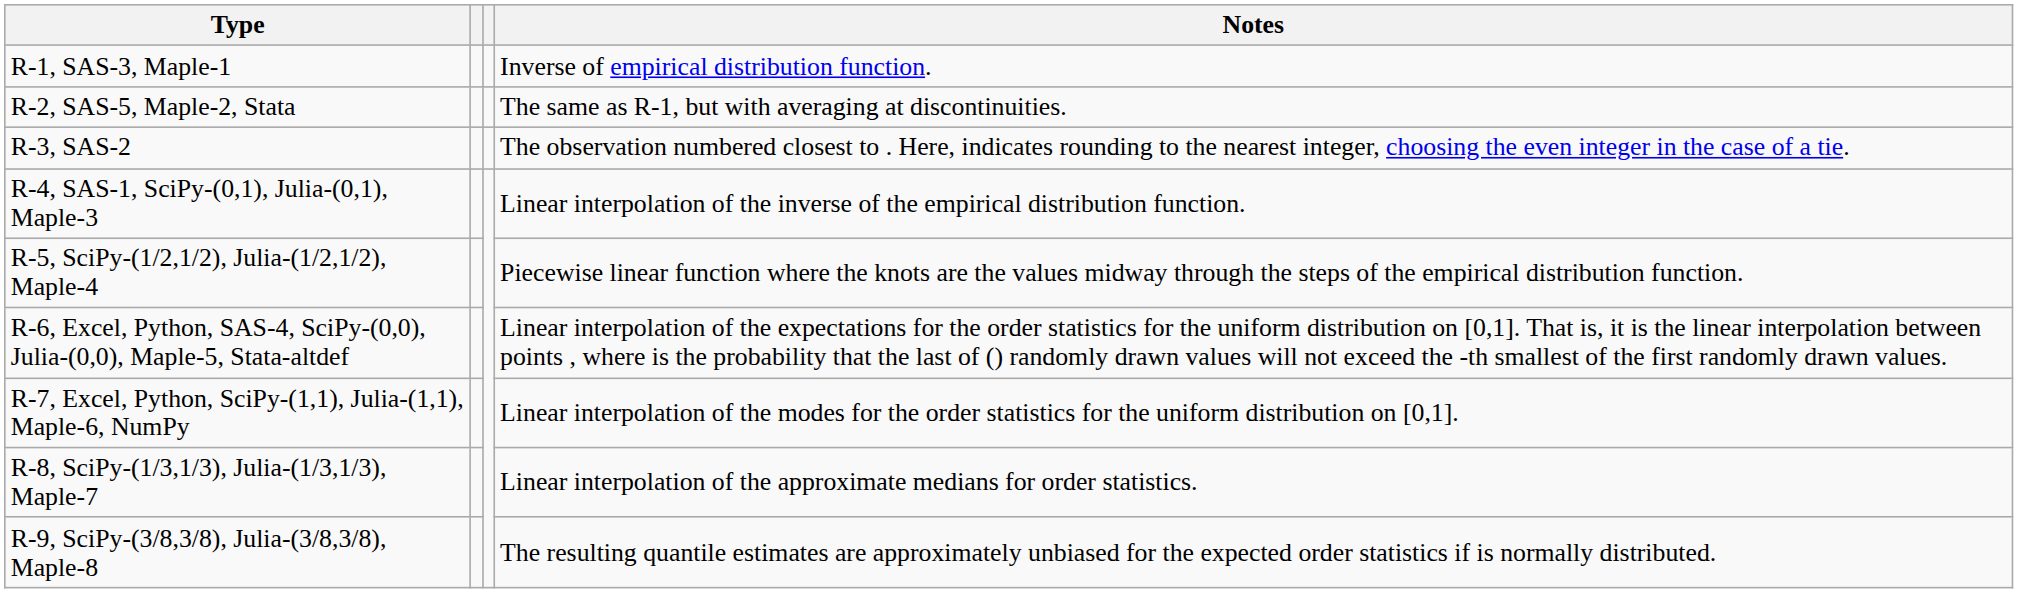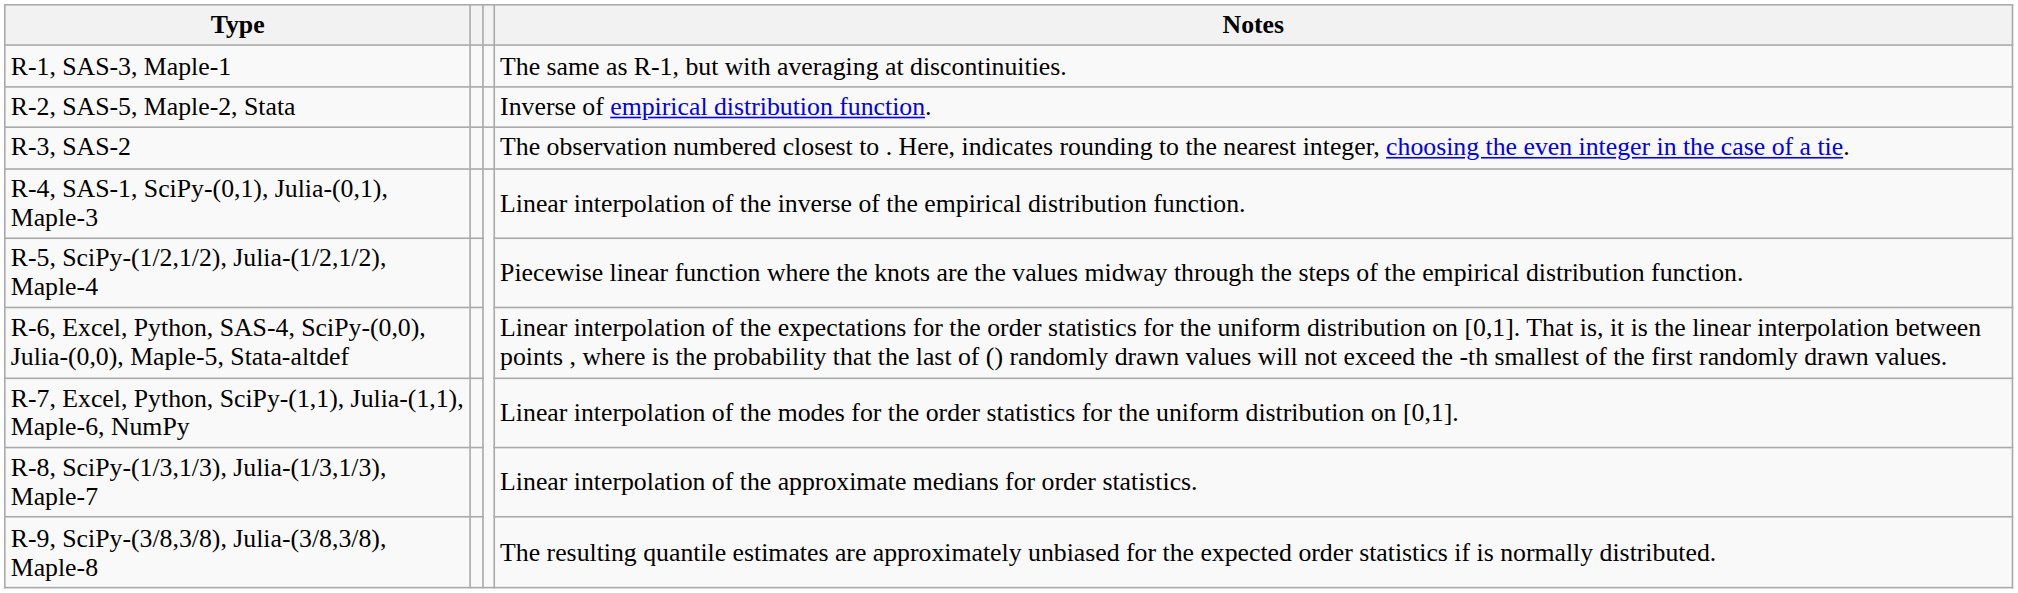(716, 65) Inverse of empirical distribution function. -> (783, 65) The same as R-1, but with averaging at discontinuities.
(783, 106) The same as R-1, but with averaging at discontinuities. -> (716, 106) Inverse of empirical distribution function.
